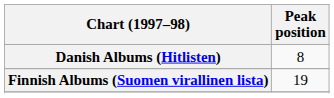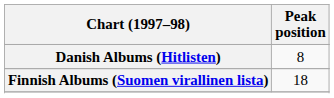(300, 80) 19 -> (300, 80) 18
